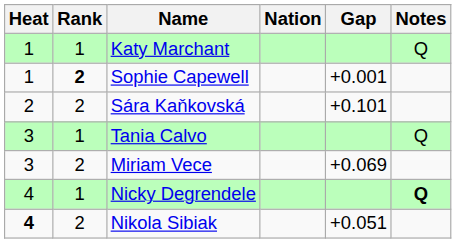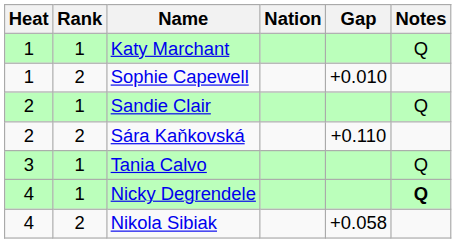(80, 77) bold -> (80, 77) normal
(358, 77) +0.001 -> (358, 77) +0.010
+ row: (161, 106)
(358, 106) +0.101 -> (358, 135) +0.110
- row: (161, 164)
(29, 223) bold -> (29, 223) normal
(358, 223) +0.051 -> (358, 223) +0.058
